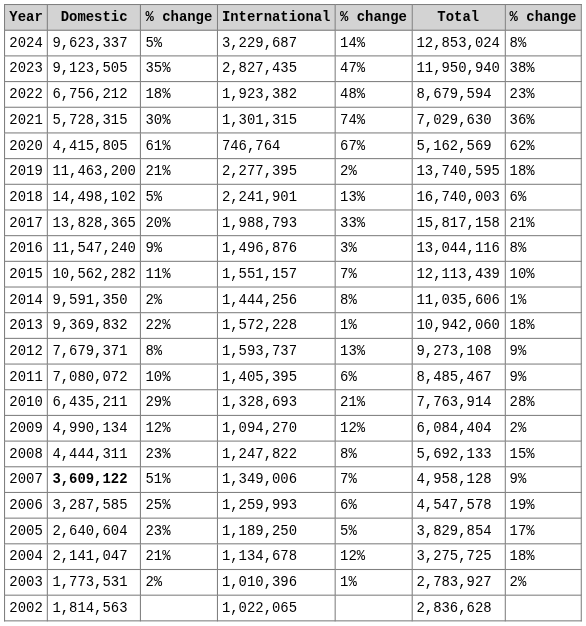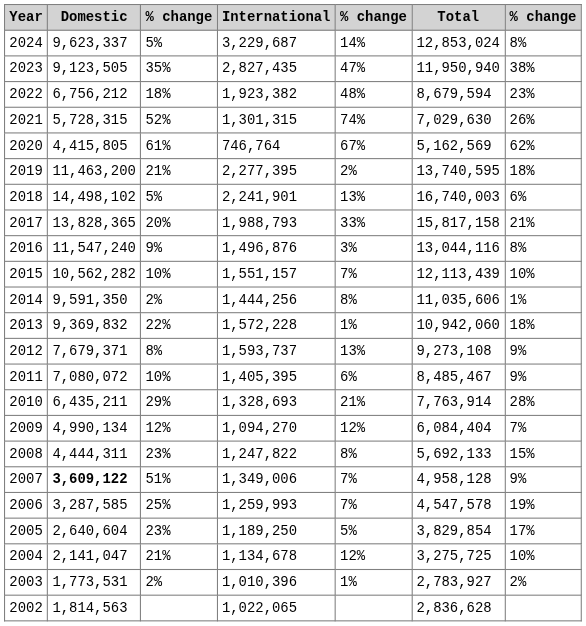(158, 120) 30% -> (158, 120) 52%
(522, 120) 36% -> (522, 120) 26%
(158, 274) 11% -> (158, 274) 10%
(518, 428) 2% -> (518, 428) 7%
(348, 505) 6% -> (348, 505) 7%
(522, 557) 18% -> (522, 557) 10%
